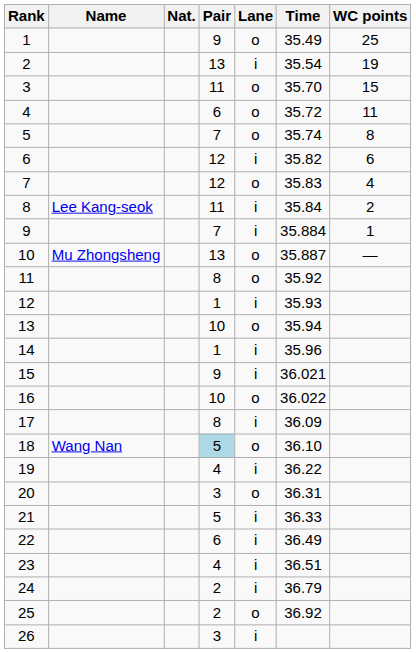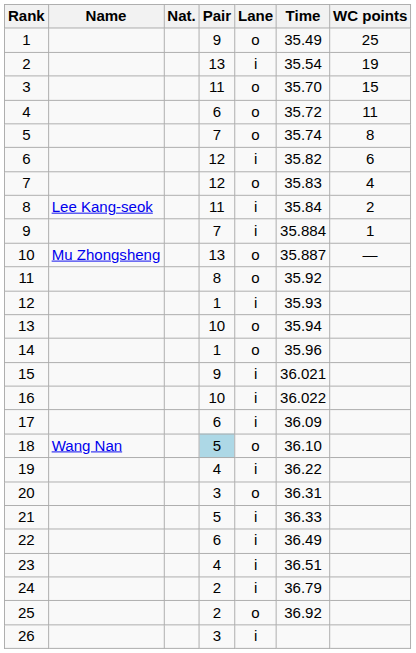(256, 350) i -> (256, 350) o
(256, 398) o -> (256, 398) i
(217, 421) 8 -> (217, 421) 6
